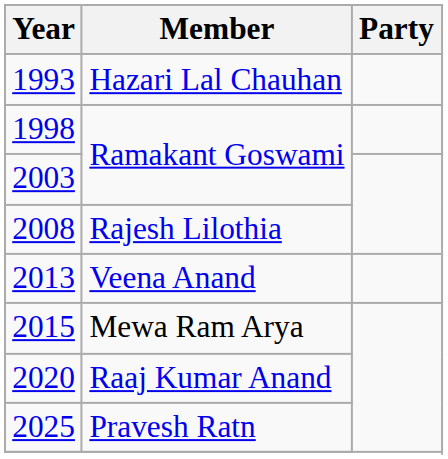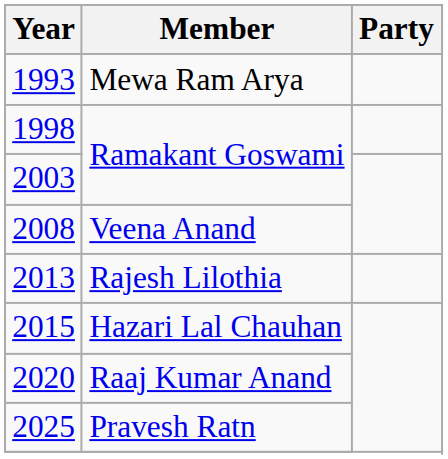(216, 79) Hazari Lal Chauhan -> (197, 79) Mewa Ram Arya
(186, 228) Rajesh Lilothia -> (173, 228) Veena Anand
(173, 278) Veena Anand -> (186, 278) Rajesh Lilothia
(197, 327) Mewa Ram Arya -> (216, 327) Hazari Lal Chauhan
